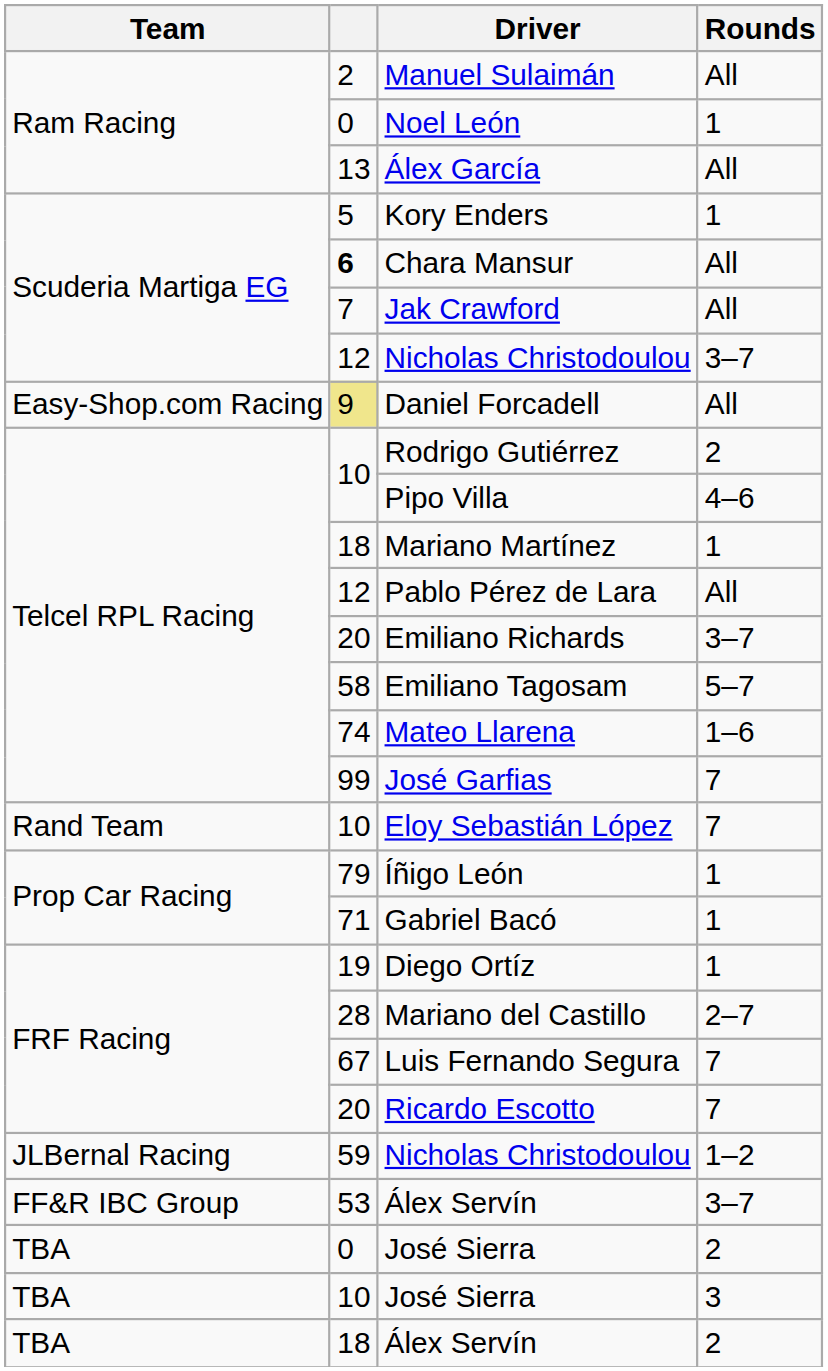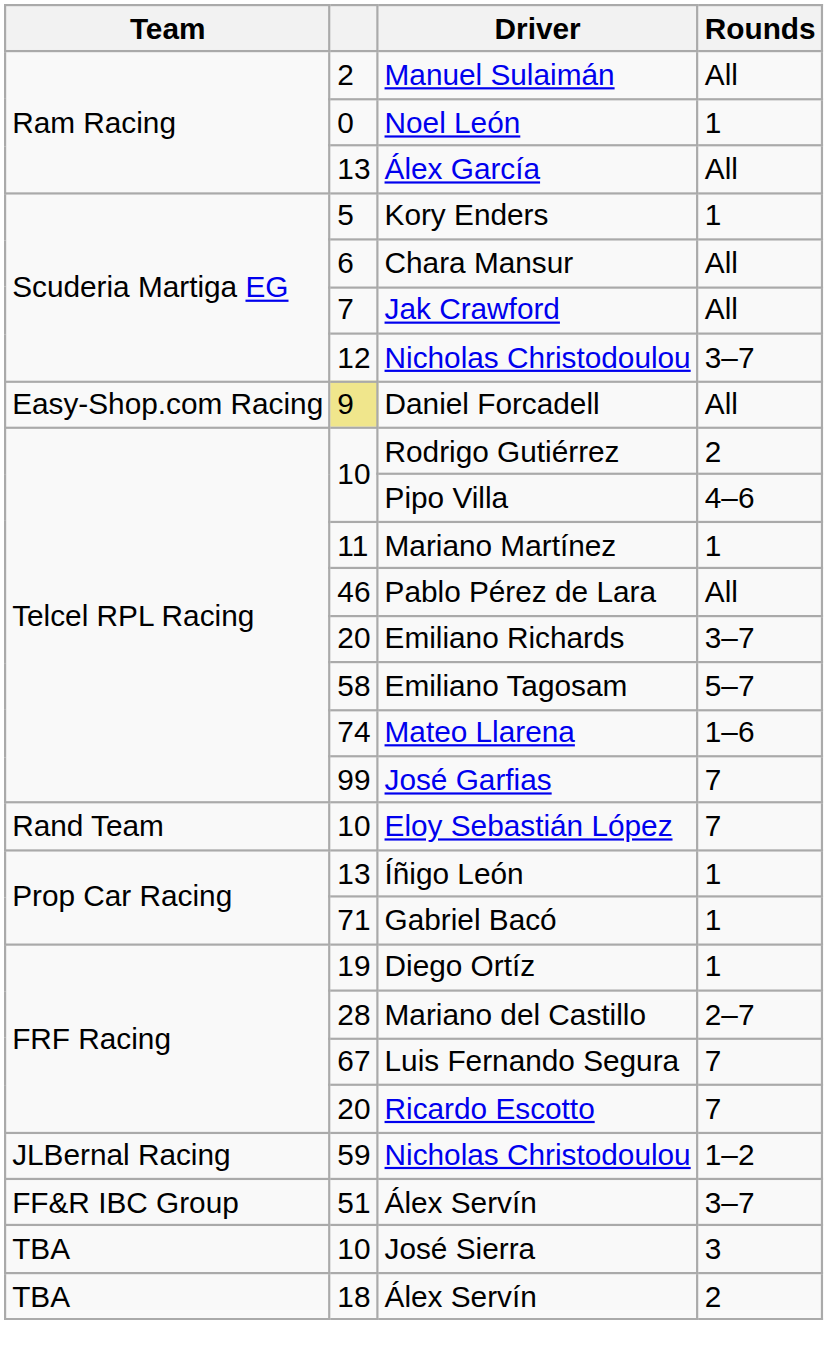(346, 263) bold -> (346, 263) normal
(354, 545) 18 -> (353, 545) 11
(354, 592) 12 -> (354, 592) 46
(354, 873) 79 -> (354, 873) 13
(354, 1202) 53 -> (354, 1202) 51
- row: (460, 1249)
